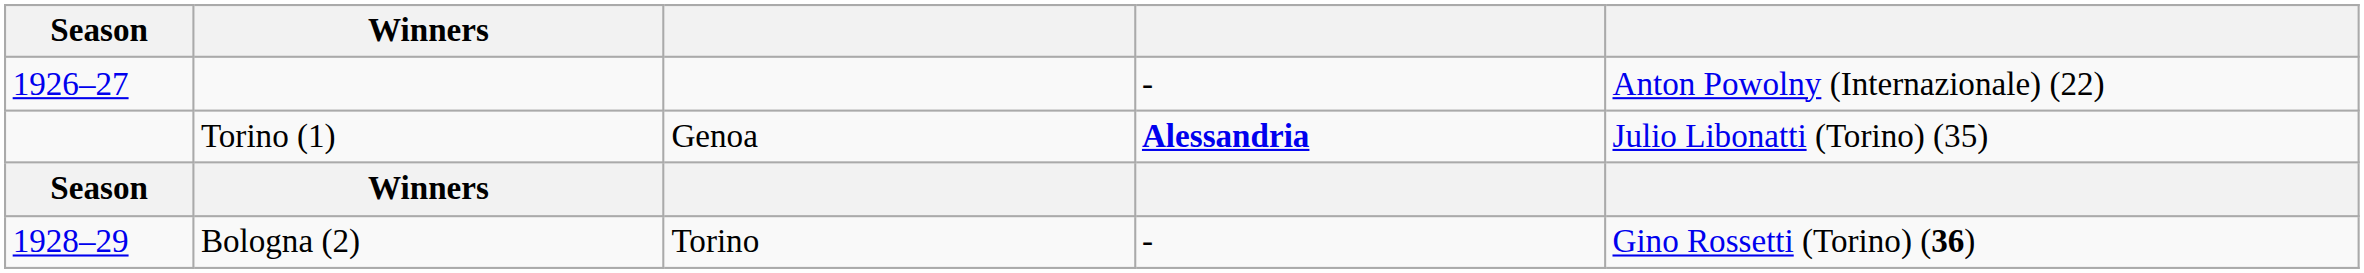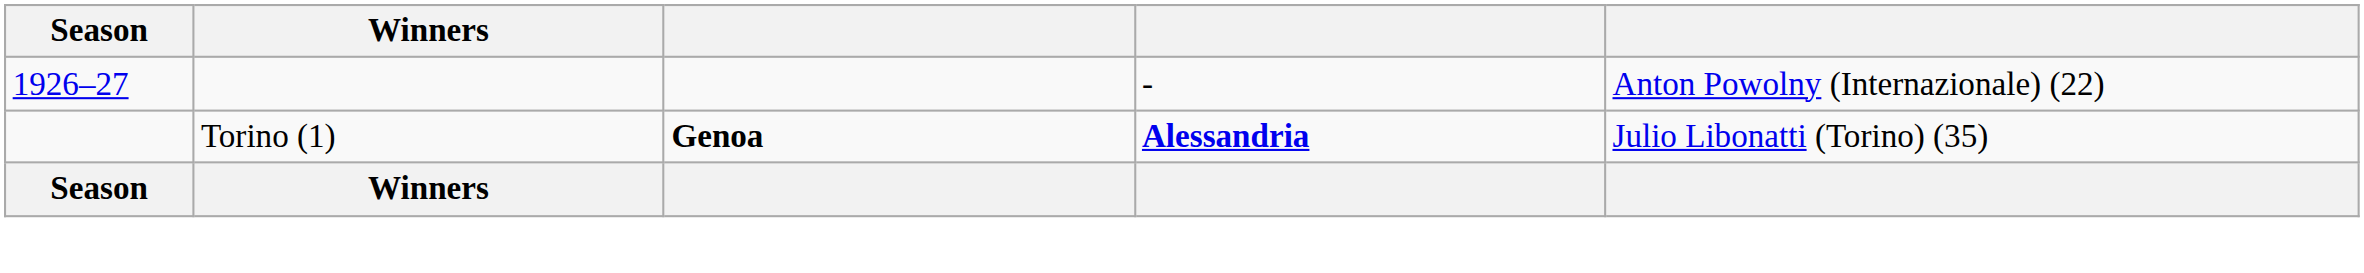(715, 135) normal -> (717, 135) bold
- row: (280, 240)
